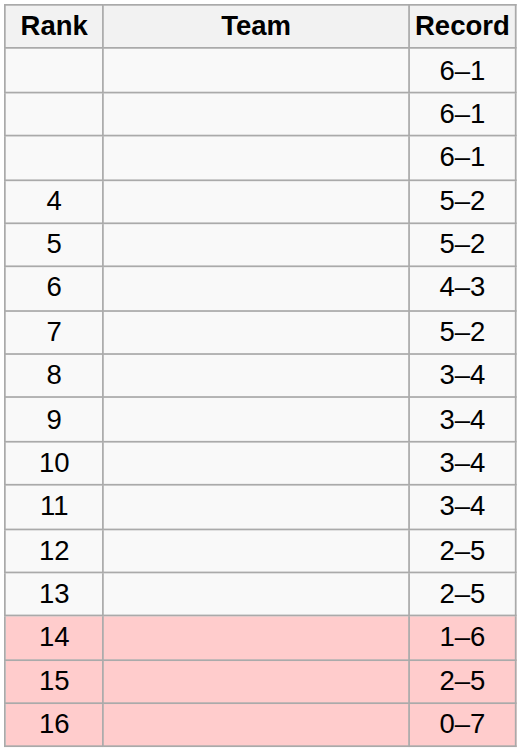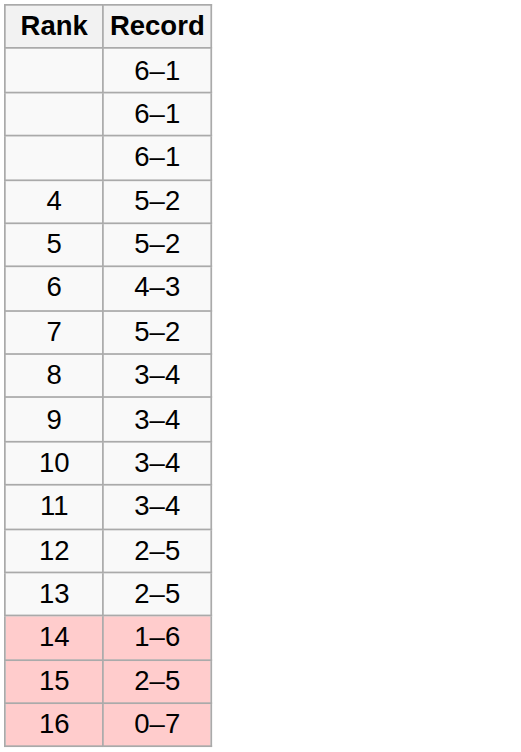- column: (256, 26)
